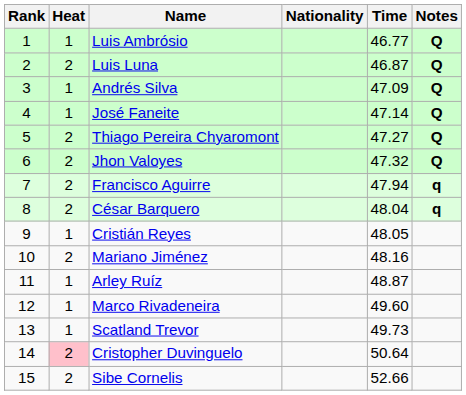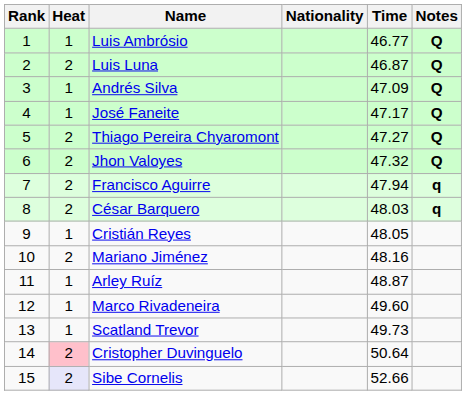(390, 112) 47.14 -> (390, 112) 47.17
(390, 209) 48.04 -> (390, 209) 48.03
(69, 378) no background -> (69, 378) lavender background
